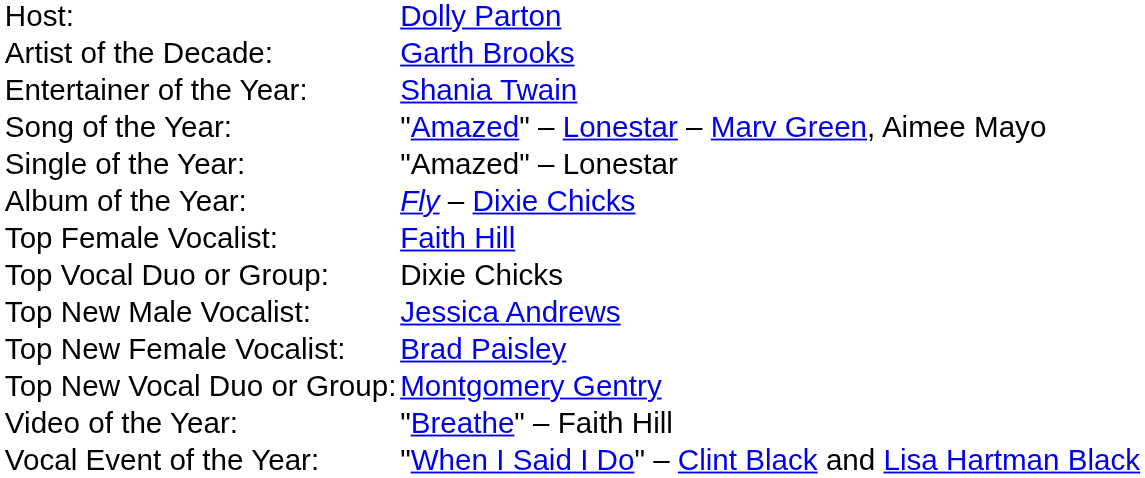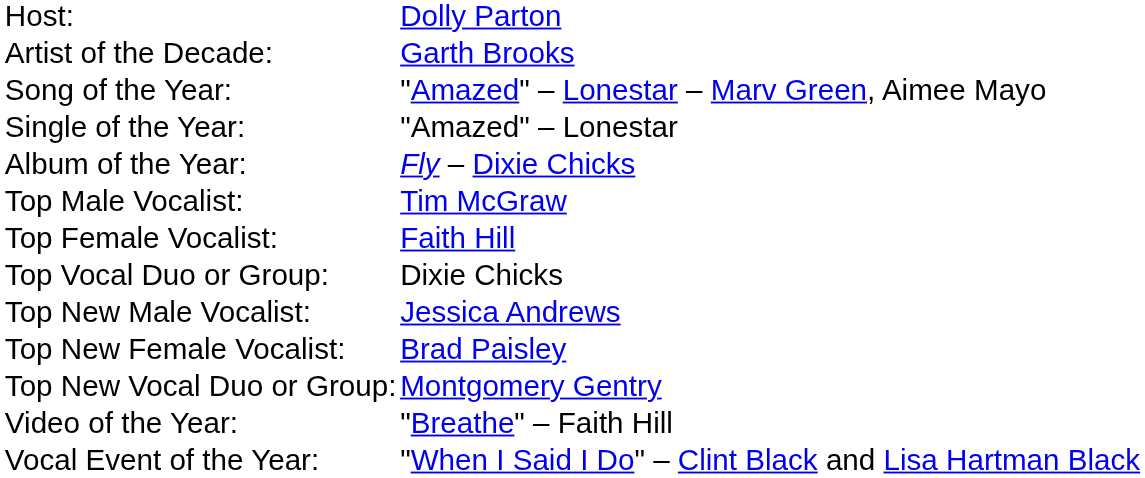- row: (156, 90)
+ row: (124, 201)
